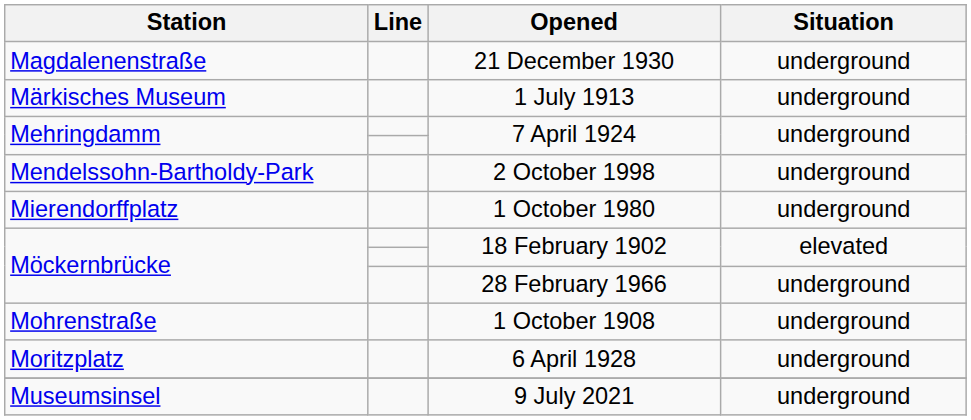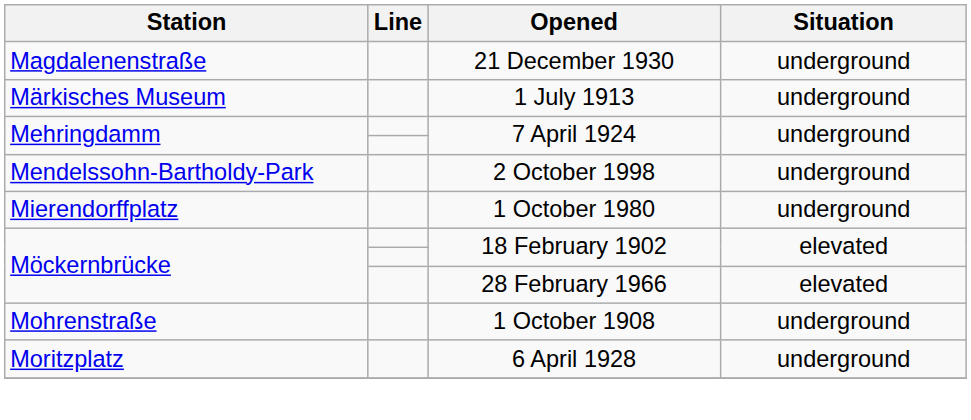(844, 284) underground -> (844, 284) elevated
- row: (85, 396)
